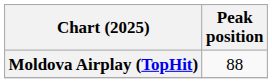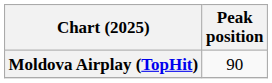(235, 63) 88 -> (235, 63) 90
